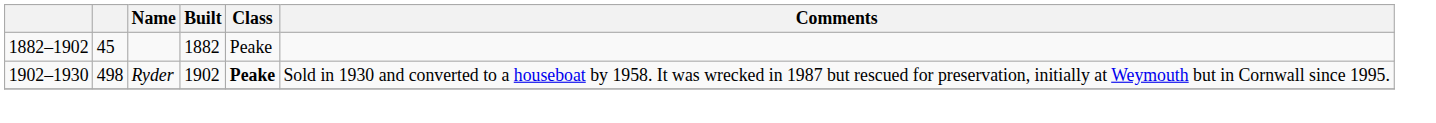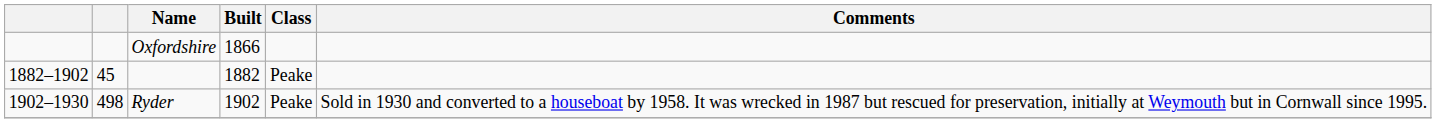+ row: (49, 47)
(253, 74) bold -> (291, 103) normal
